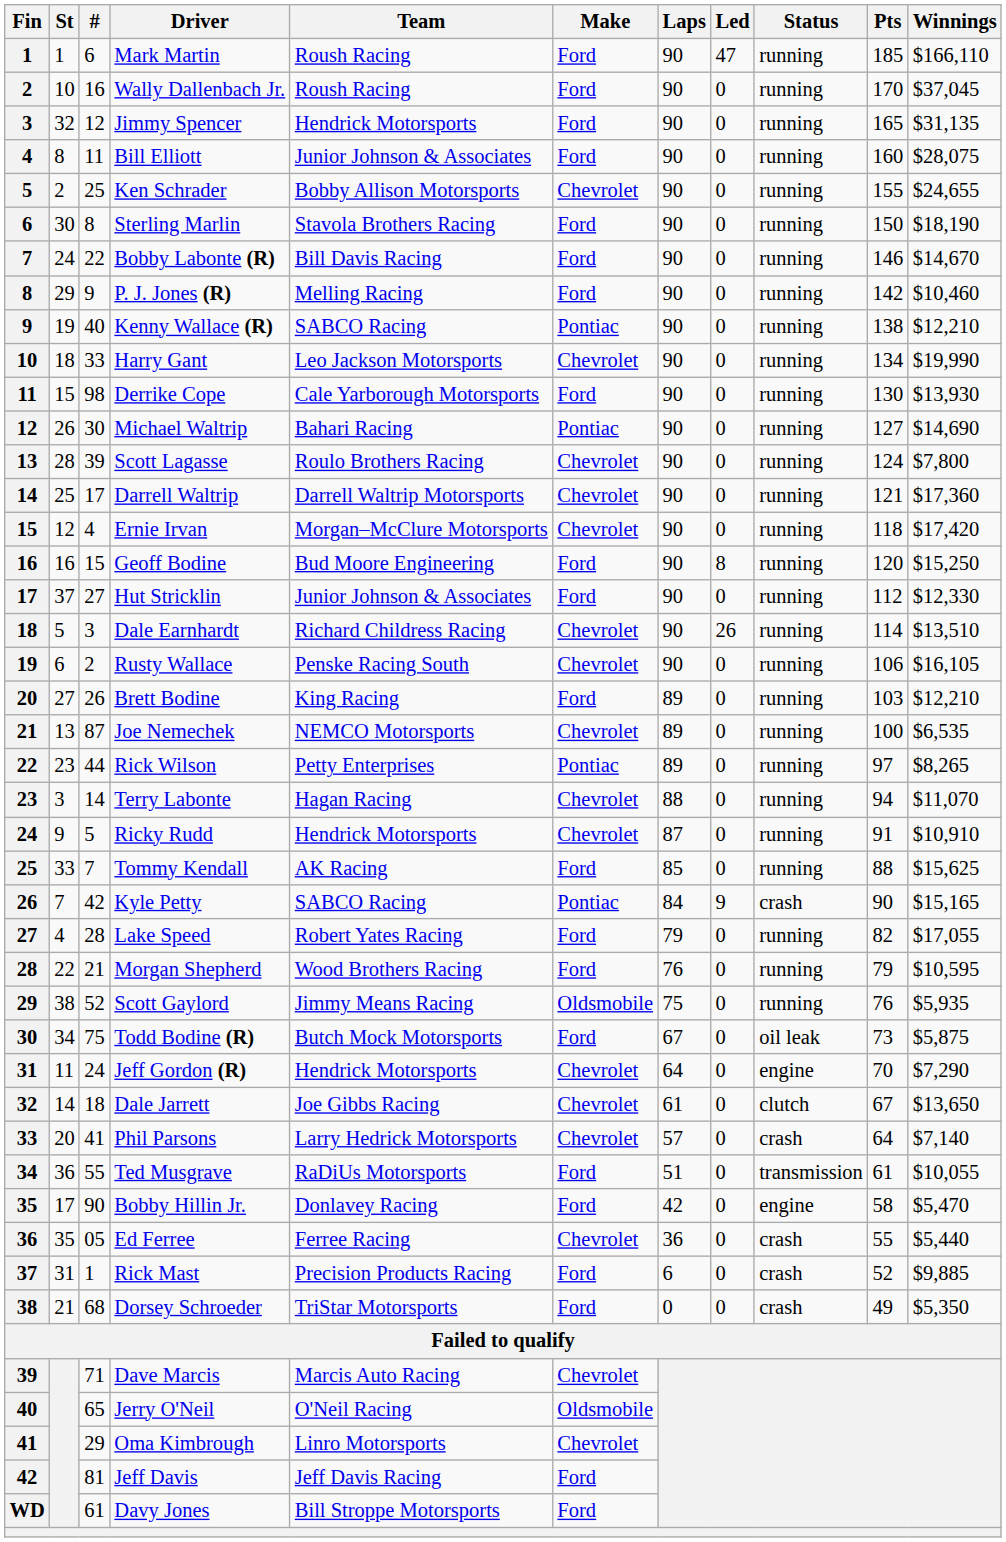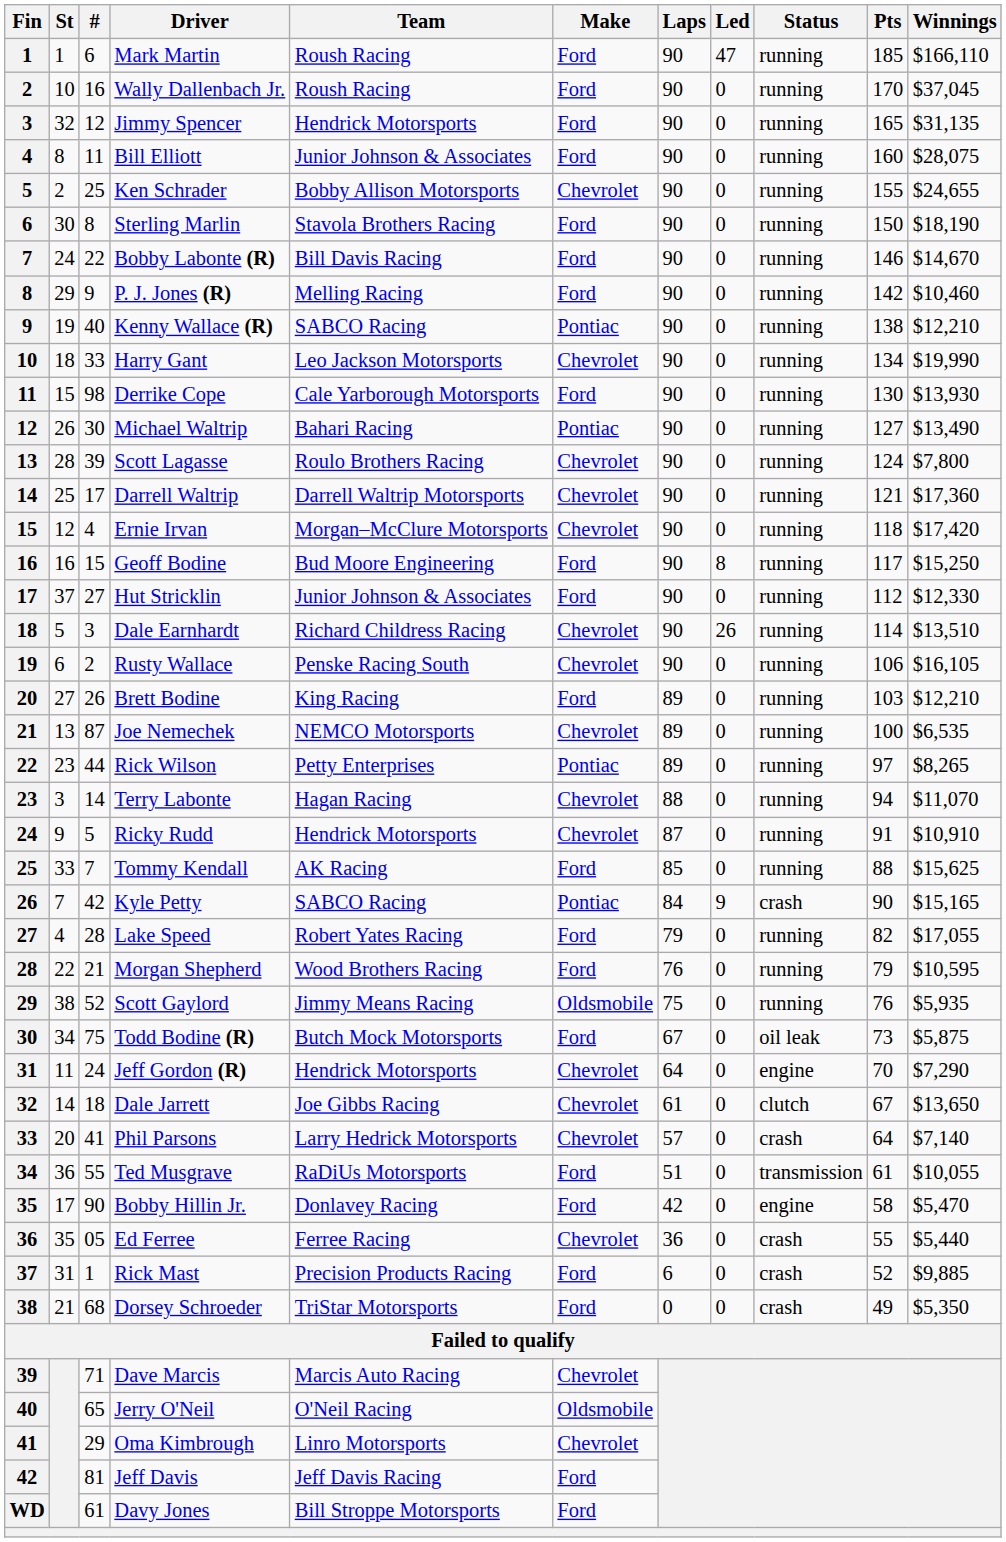(946, 427) $14,690 -> (946, 427) $13,490
(888, 562) 120 -> (887, 562) 117
